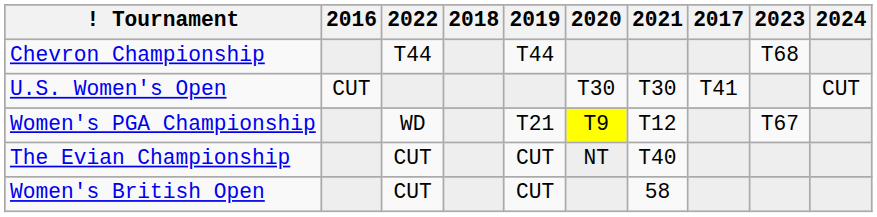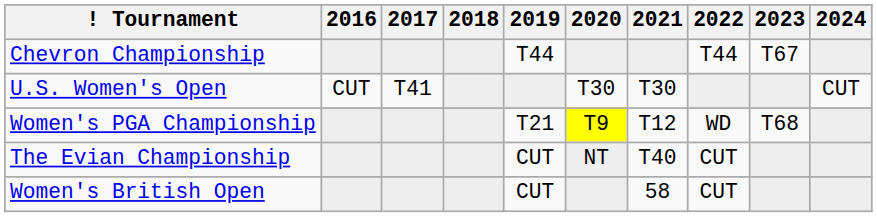columns swapped: (719, 22) <-> (413, 22)
(780, 57) T68 -> (780, 57) T67
(780, 125) T67 -> (780, 125) T68
